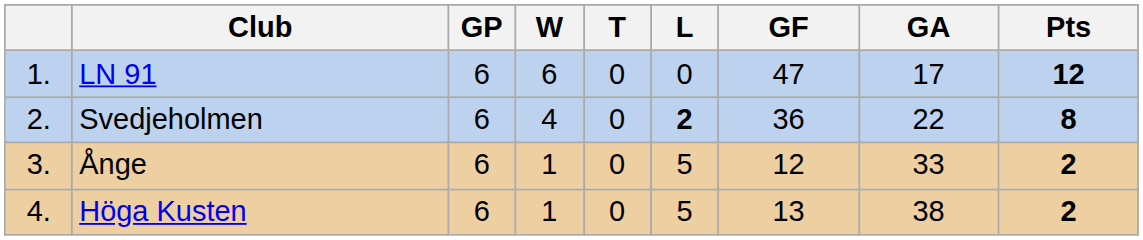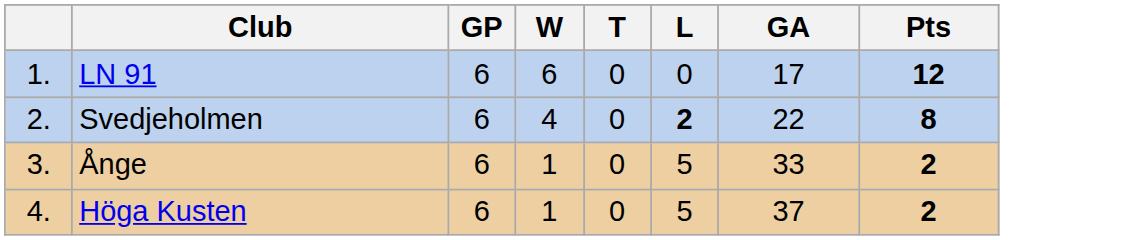- column: (789, 27)
(929, 211) 38 -> (789, 211) 37
